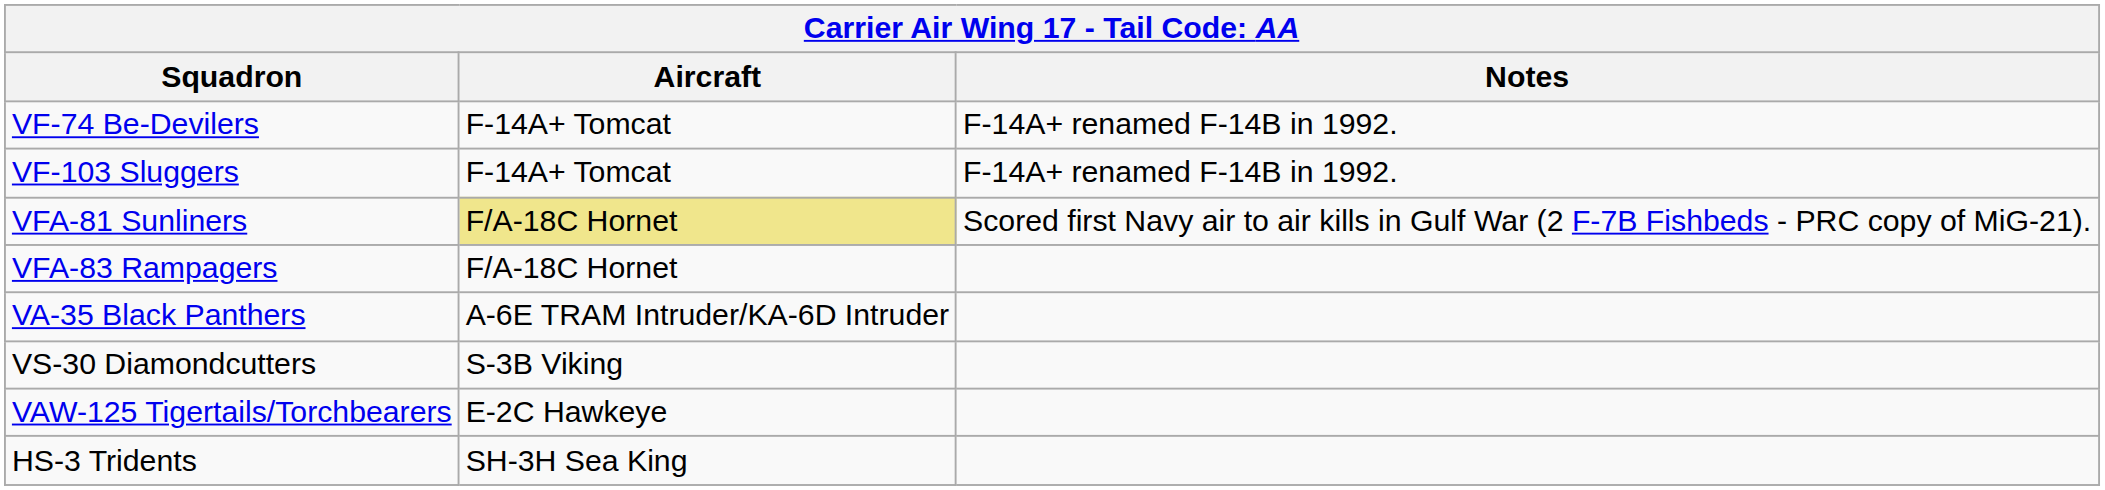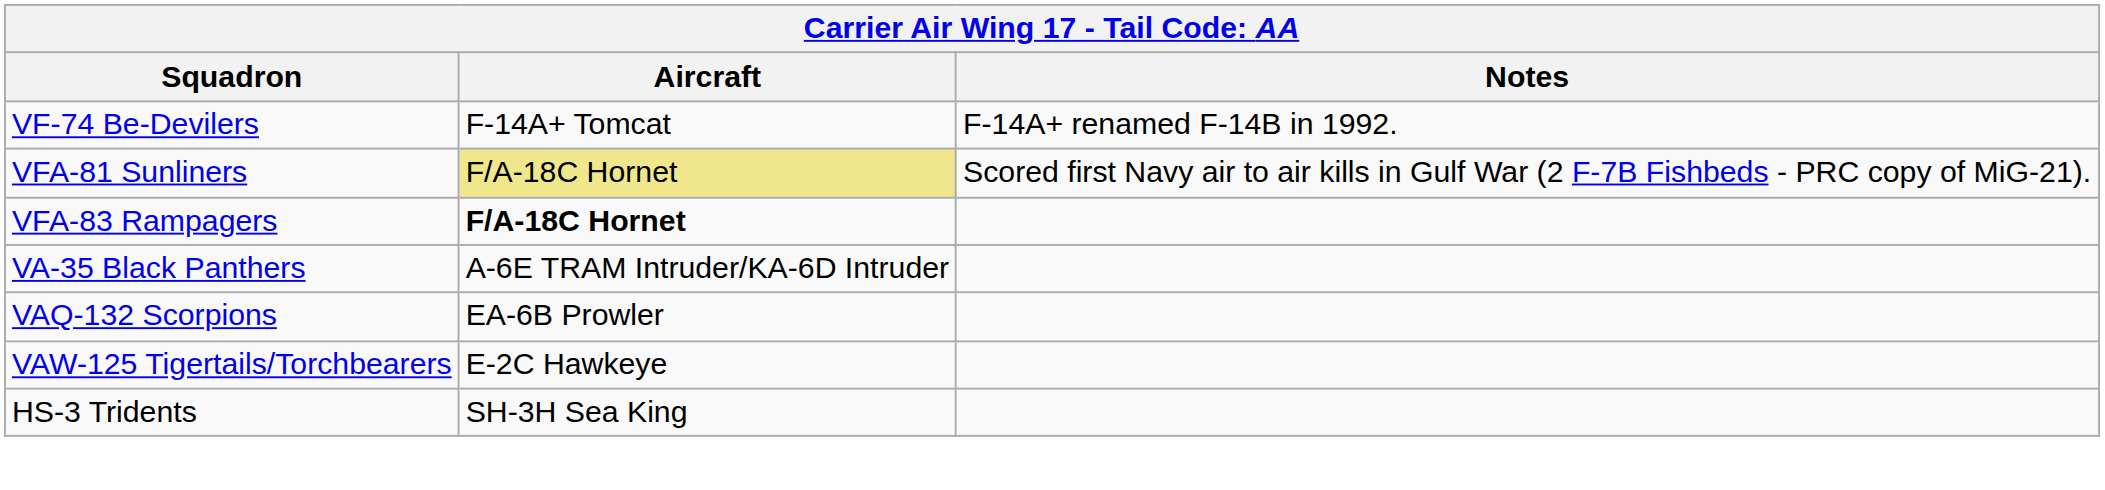- row: (125, 172)
(572, 268) normal -> (576, 220) bold
+ row: (144, 316)
- row: (164, 364)
